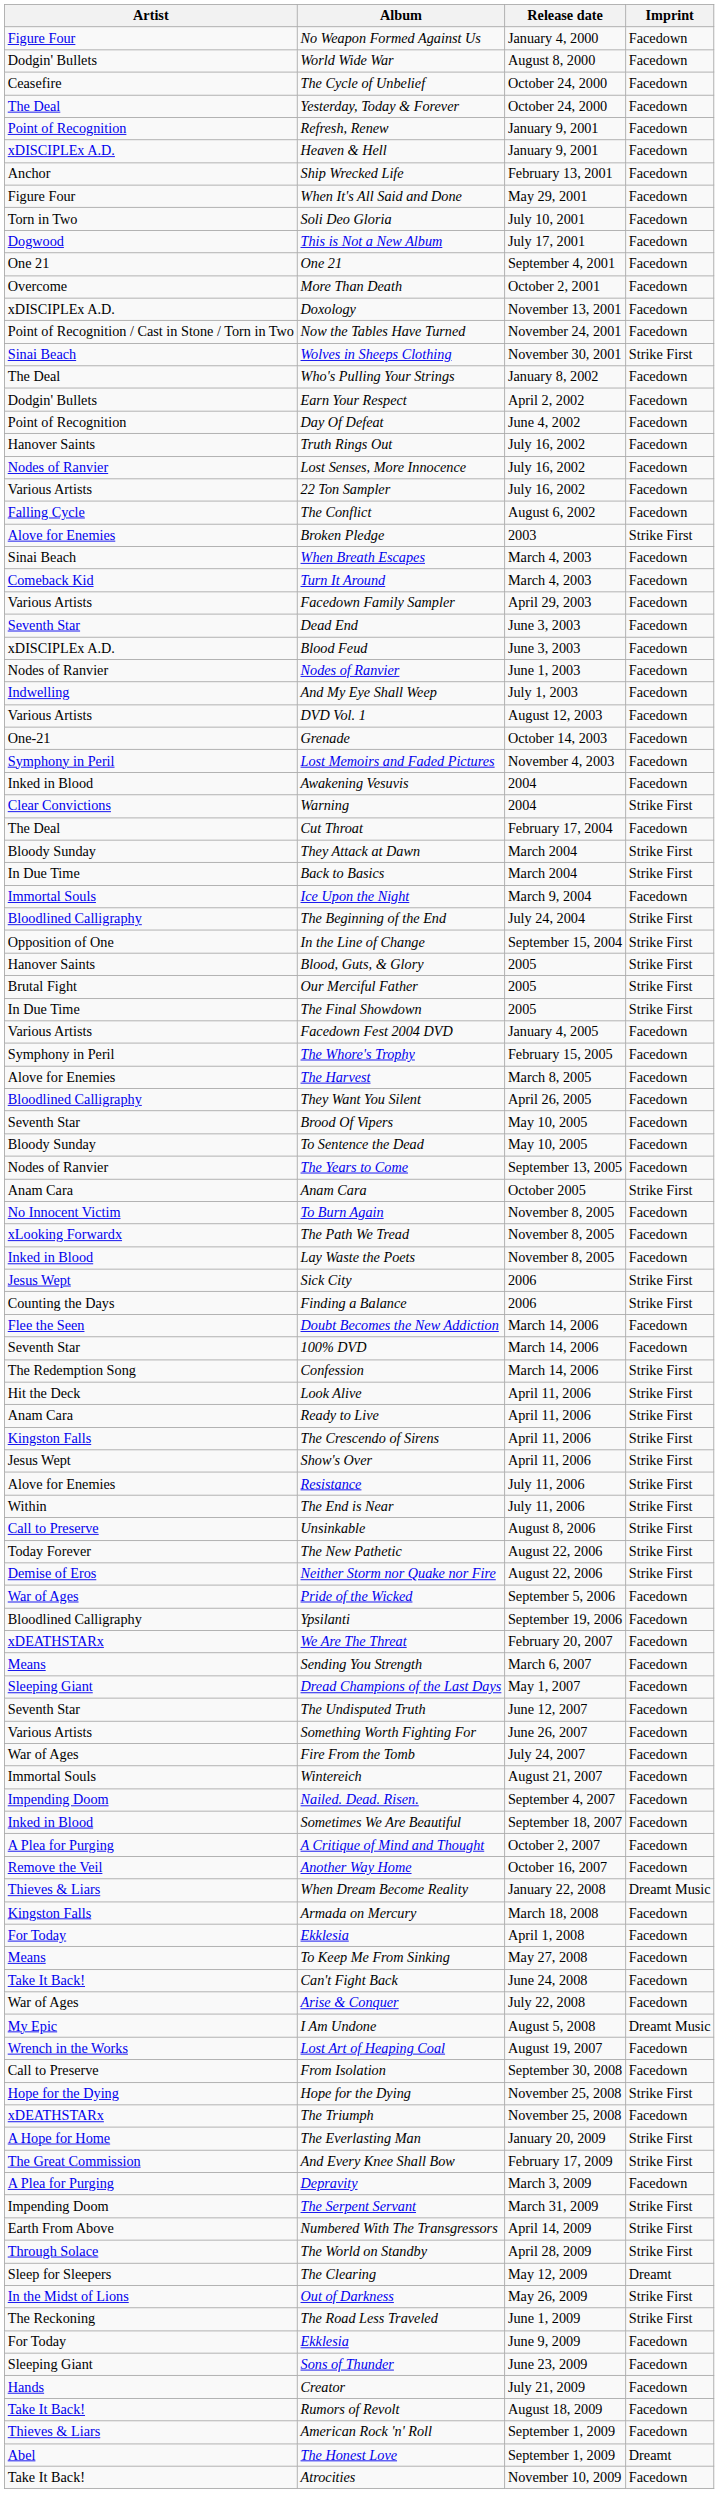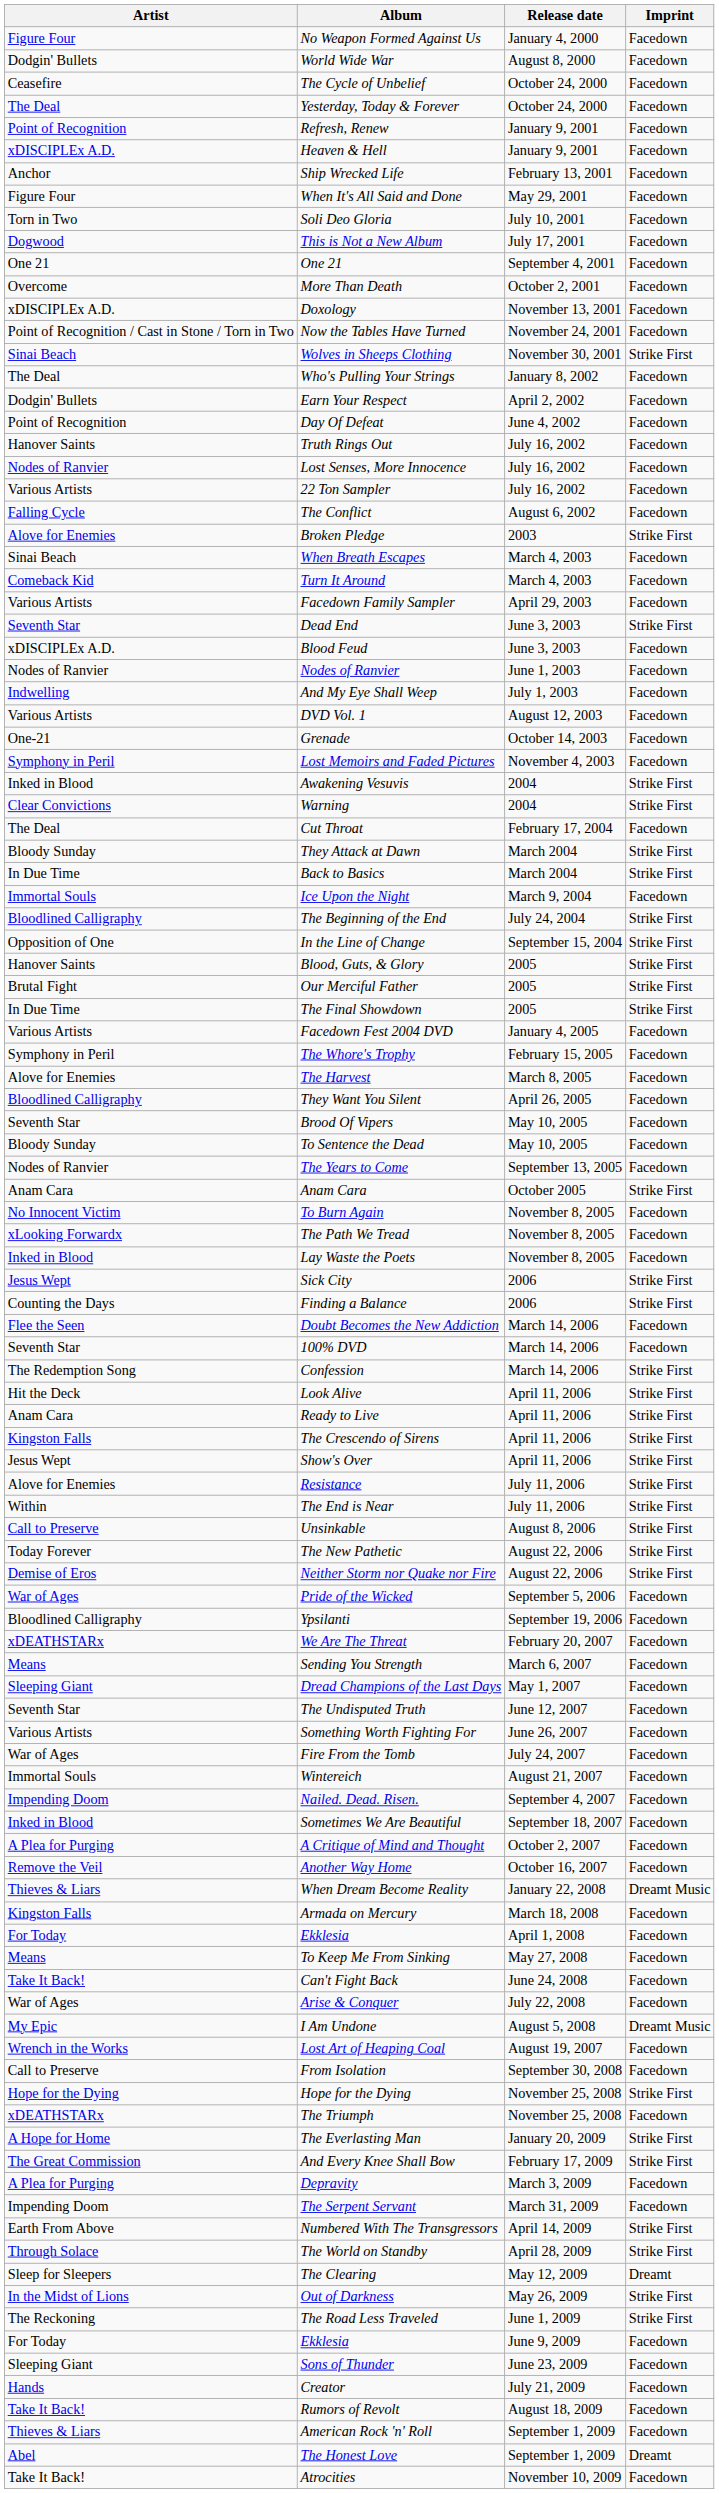(658, 625) Facedown -> (661, 625) Strike First
(658, 783) Facedown -> (661, 783) Strike First
(661, 2206) Strike First -> (658, 2206) Facedown
